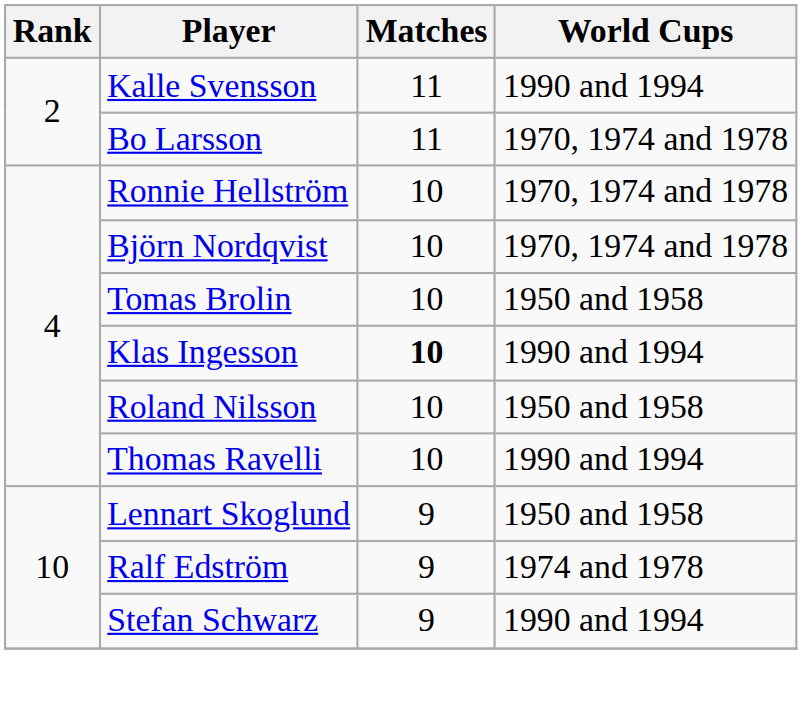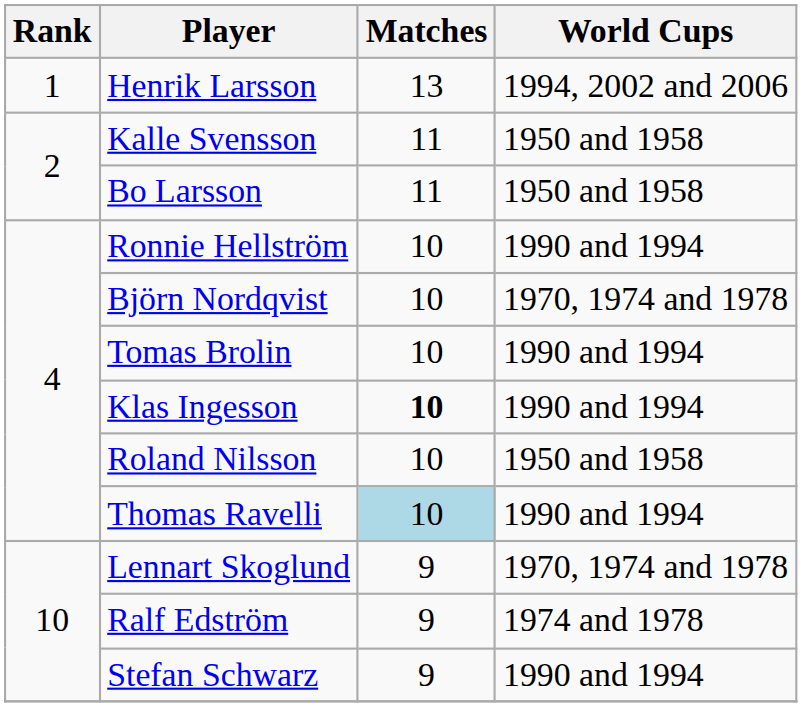+ row: (212, 84)
(603, 84) 1990 and 1994 -> (603, 138) 1950 and 1958
(646, 138) 1970, 1974 and 1978 -> (603, 191) 1950 and 1958
(646, 191) 1970, 1974 and 1978 -> (603, 245) 1990 and 1994
(603, 298) 1950 and 1958 -> (603, 352) 1990 and 1994
(427, 459) no background -> (427, 513) lightblue background
(603, 513) 1950 and 1958 -> (646, 566) 1970, 1974 and 1978
